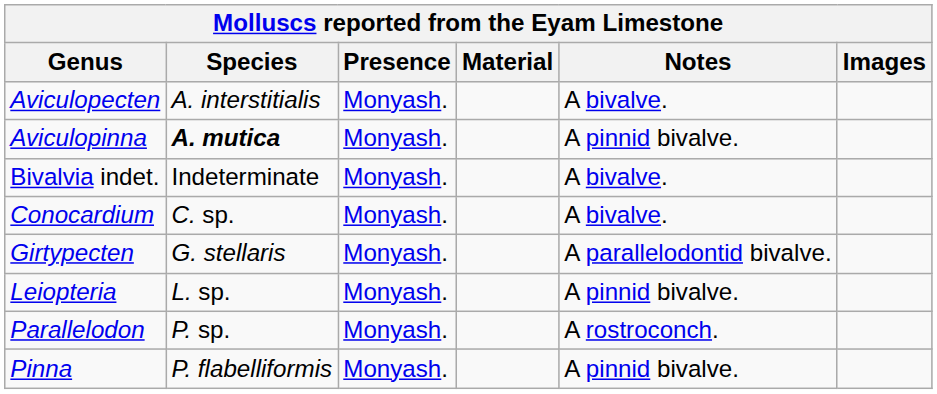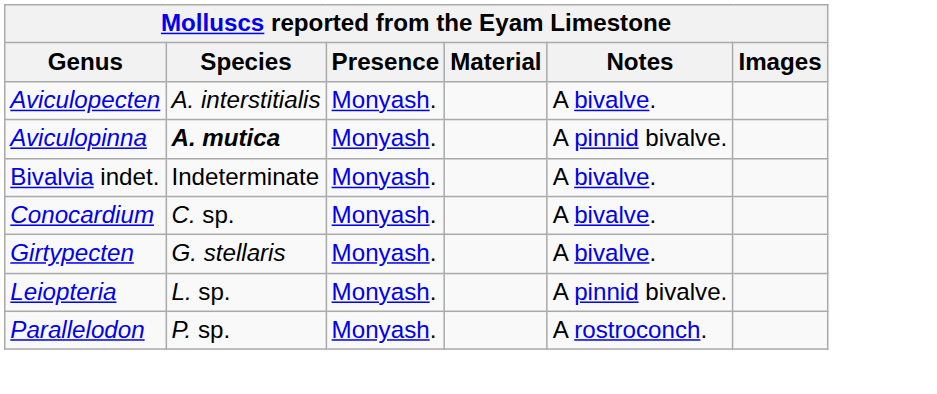(698, 253) A parallelodontid bivalve. -> (604, 253) A bivalve.
- row: (41, 368)
